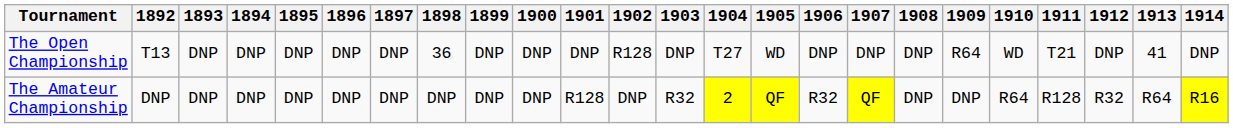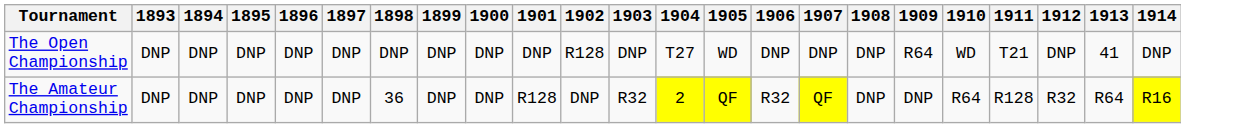- column: (156, 18)
(442, 54) 36 -> (394, 54) DNP
(442, 100) DNP -> (394, 100) 36
